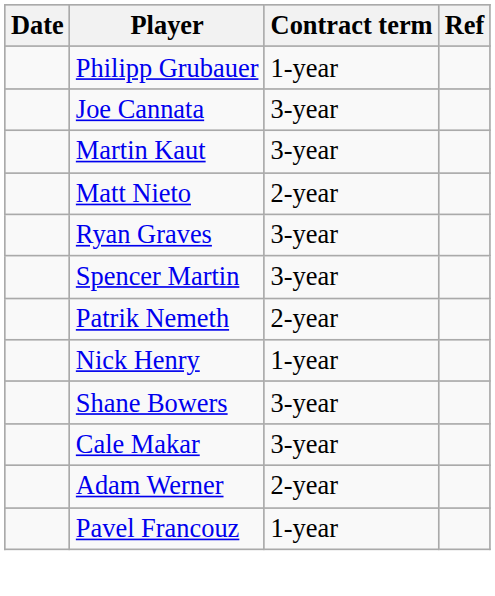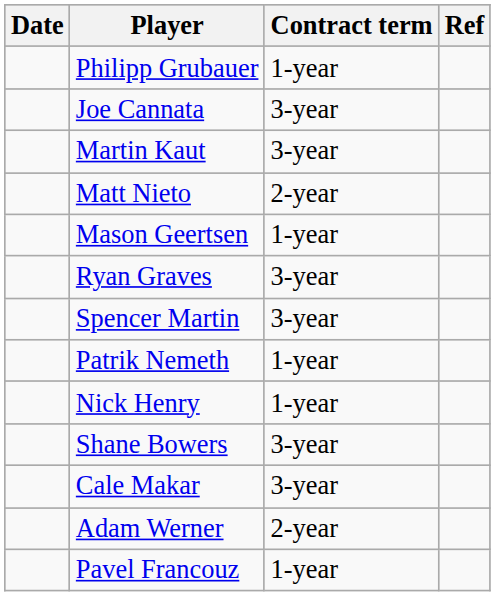+ row: (162, 234)
(304, 318) 2-year -> (304, 360) 1-year
